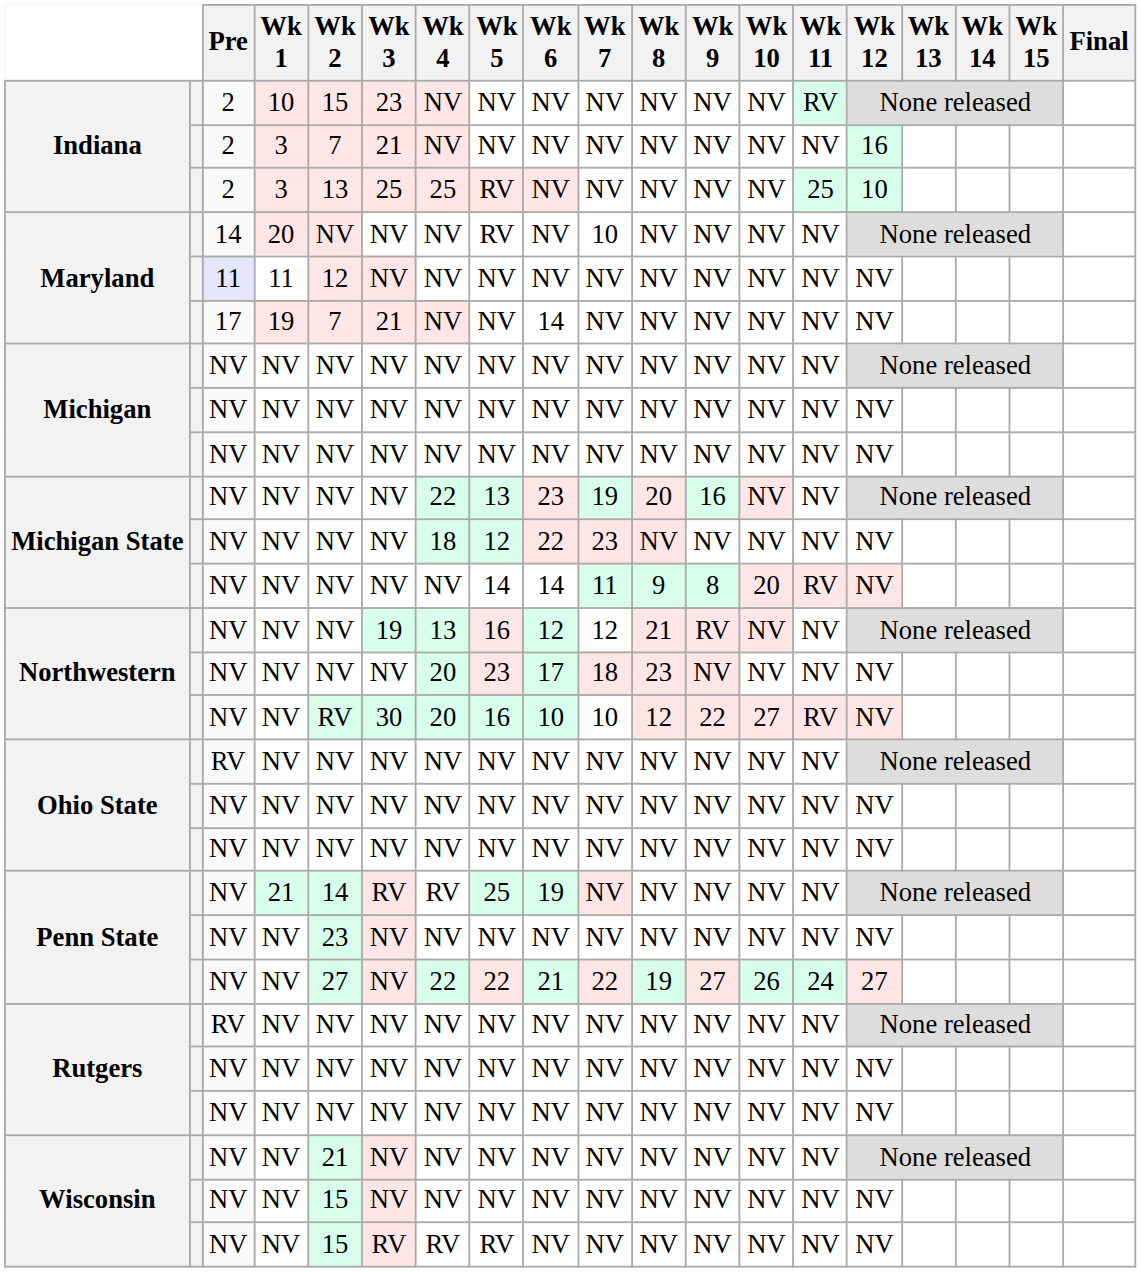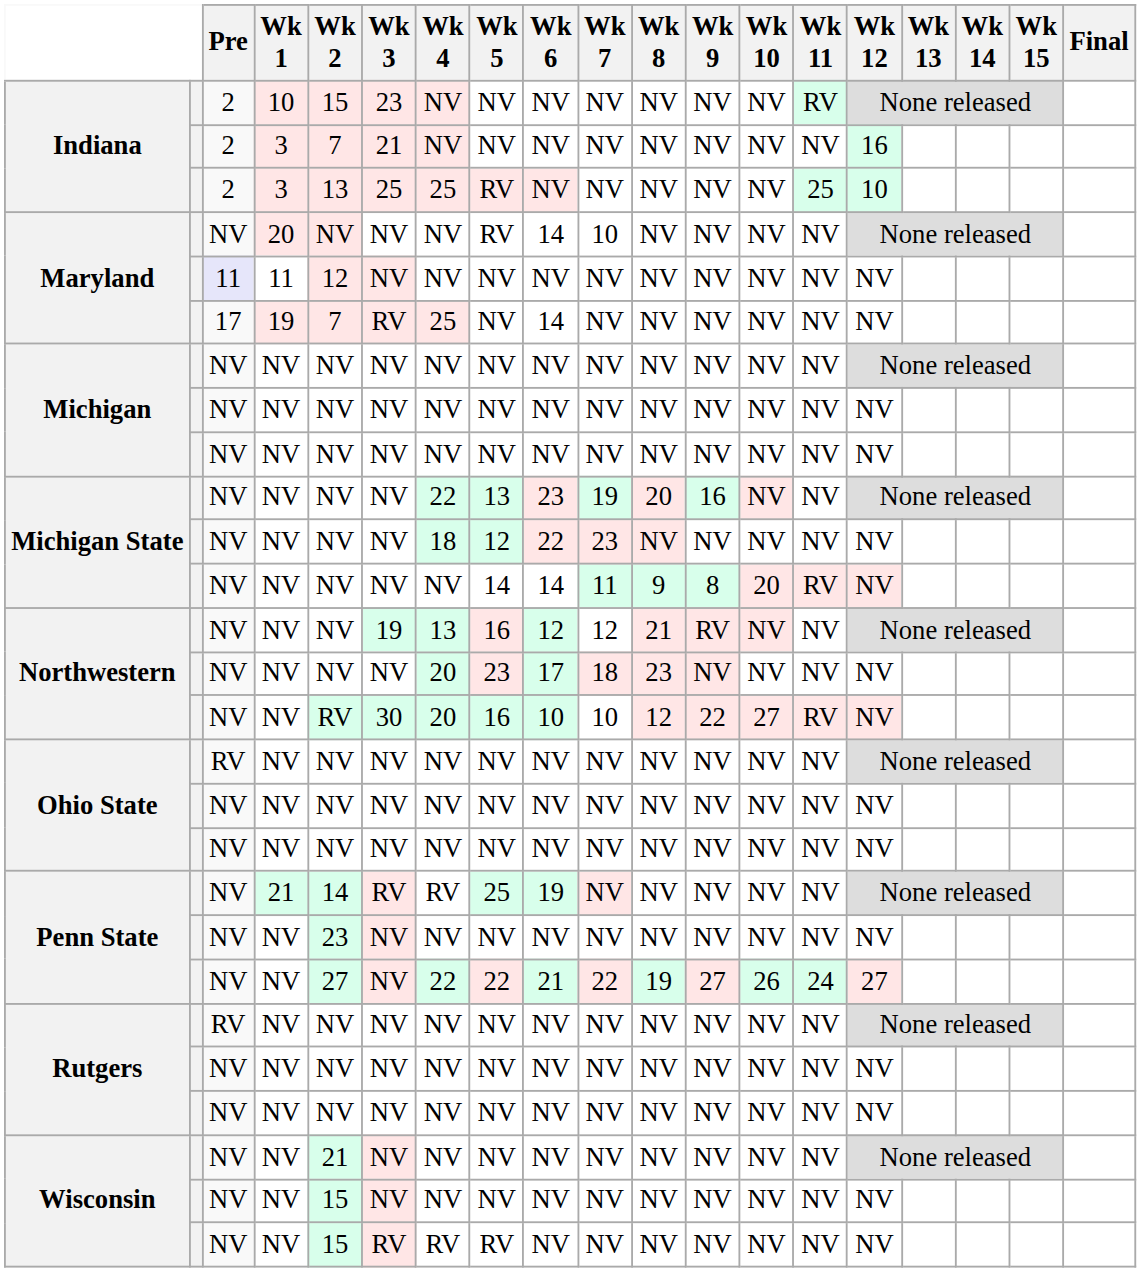(228, 234) 14 -> (228, 234) NV
(551, 234) NV -> (551, 234) 14
(389, 321) 21 -> (389, 321) RV
(443, 321) NV -> (443, 321) 25
